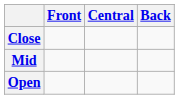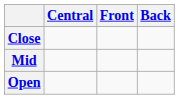columns swapped: (64, 15) <-> (111, 15)
